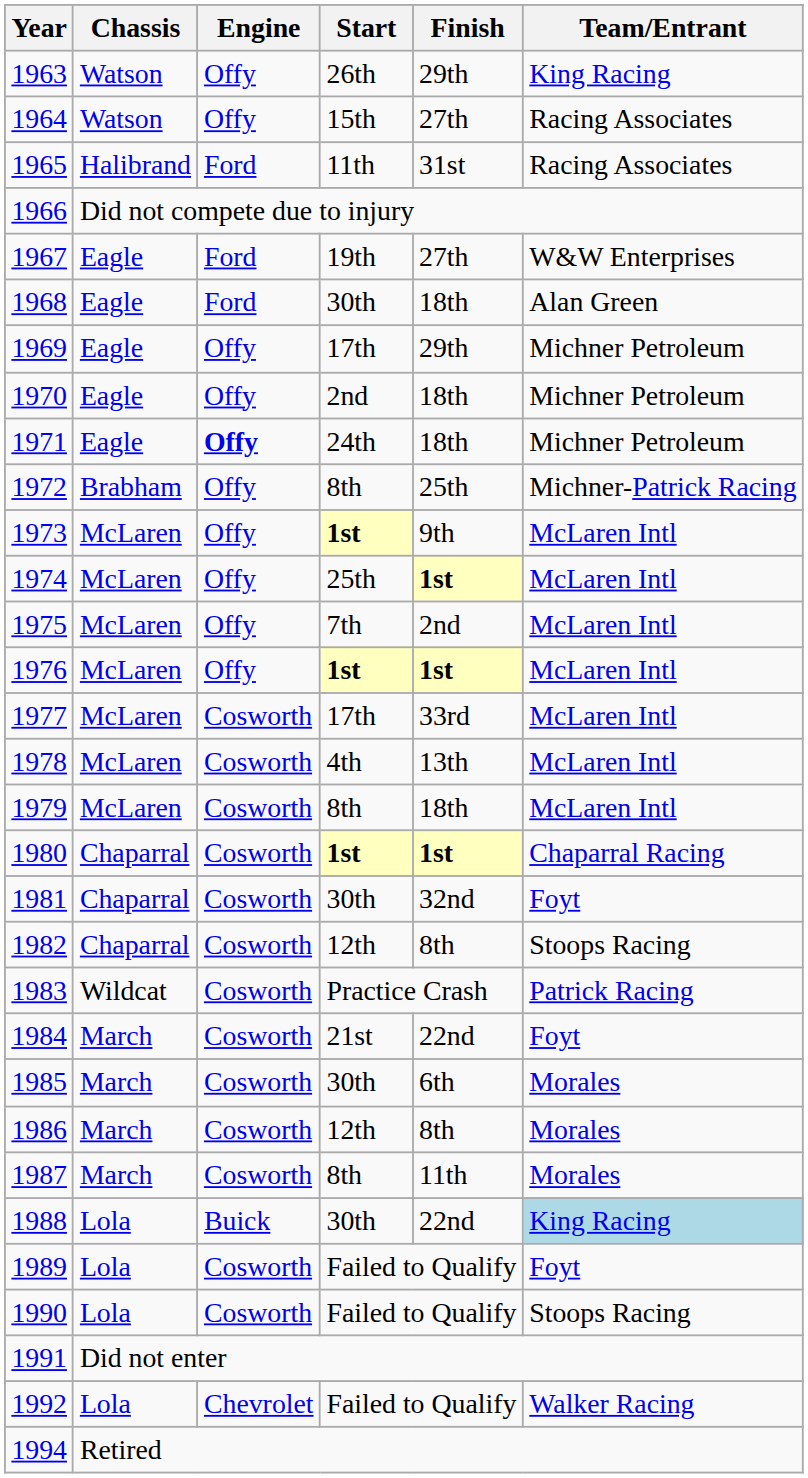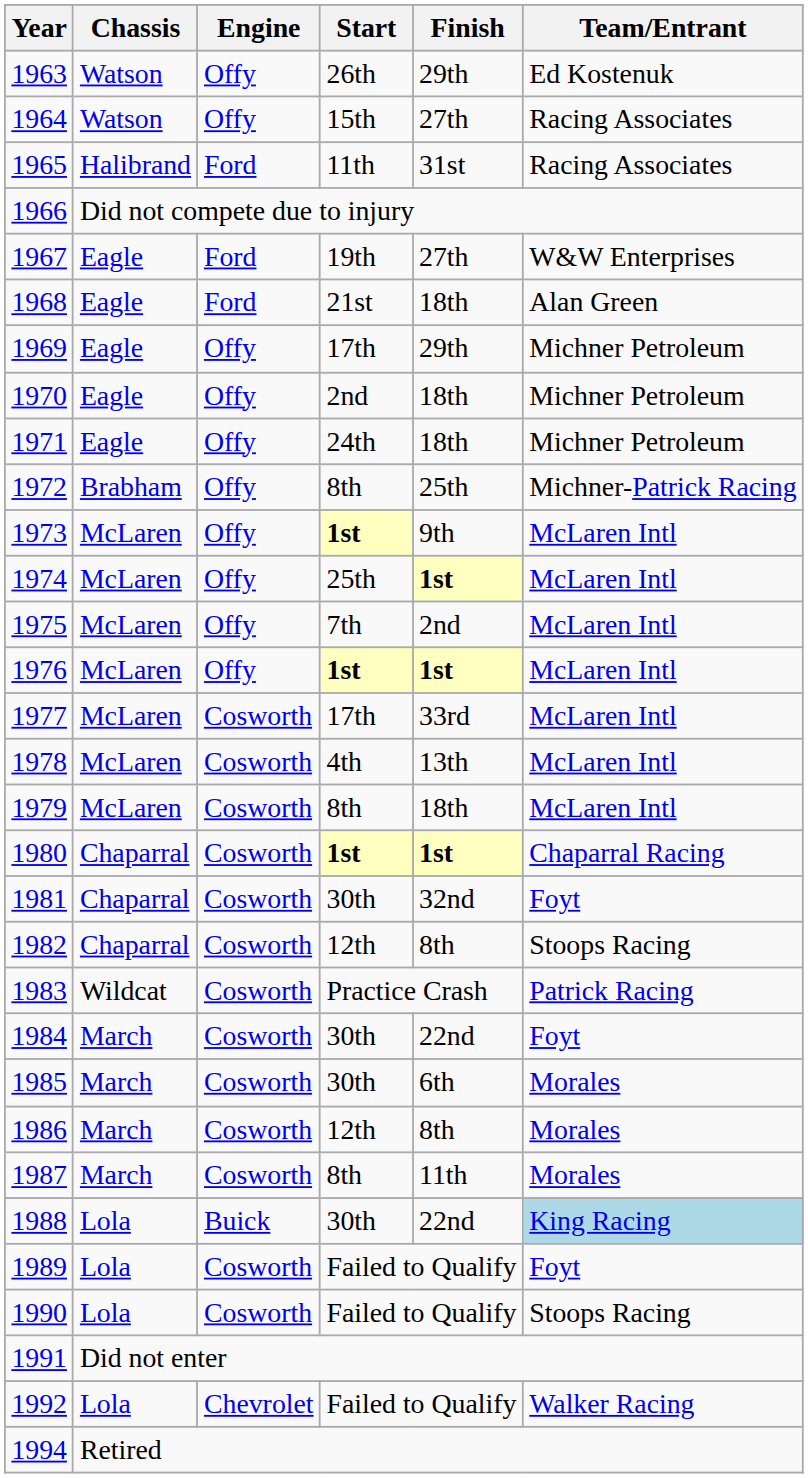(600, 73) King Racing -> (601, 73) Ed Kostenuk
(351, 302) 30th -> (350, 302) 21st
(231, 440) bold -> (230, 440) normal
(350, 1036) 21st -> (351, 1036) 30th
